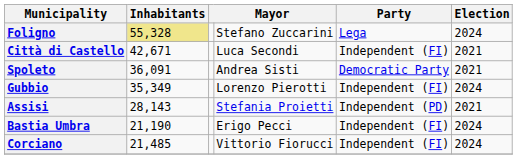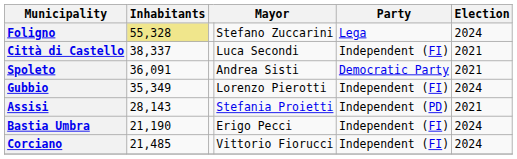(150, 51) 42,671 -> (150, 51) 38,337
